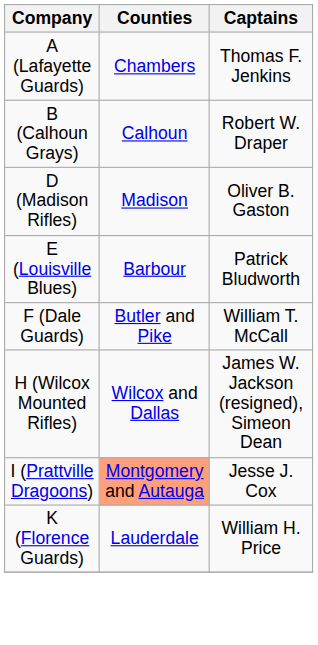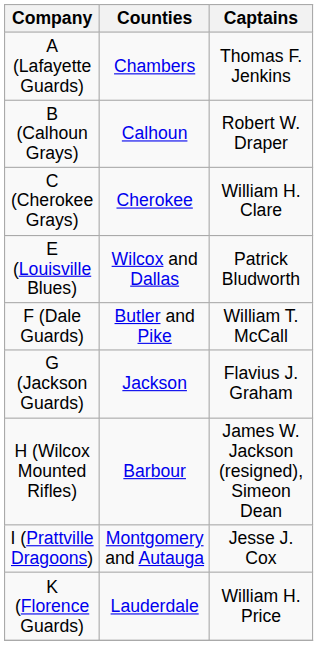+ row: (52, 201)
- row: (52, 201)
(155, 268) Barbour -> (155, 268) Wilcox and Dallas
+ row: (52, 383)
(155, 403) Wilcox and Dallas -> (155, 471) Barbour
(155, 481) lightsalmon background -> (155, 548) no background
